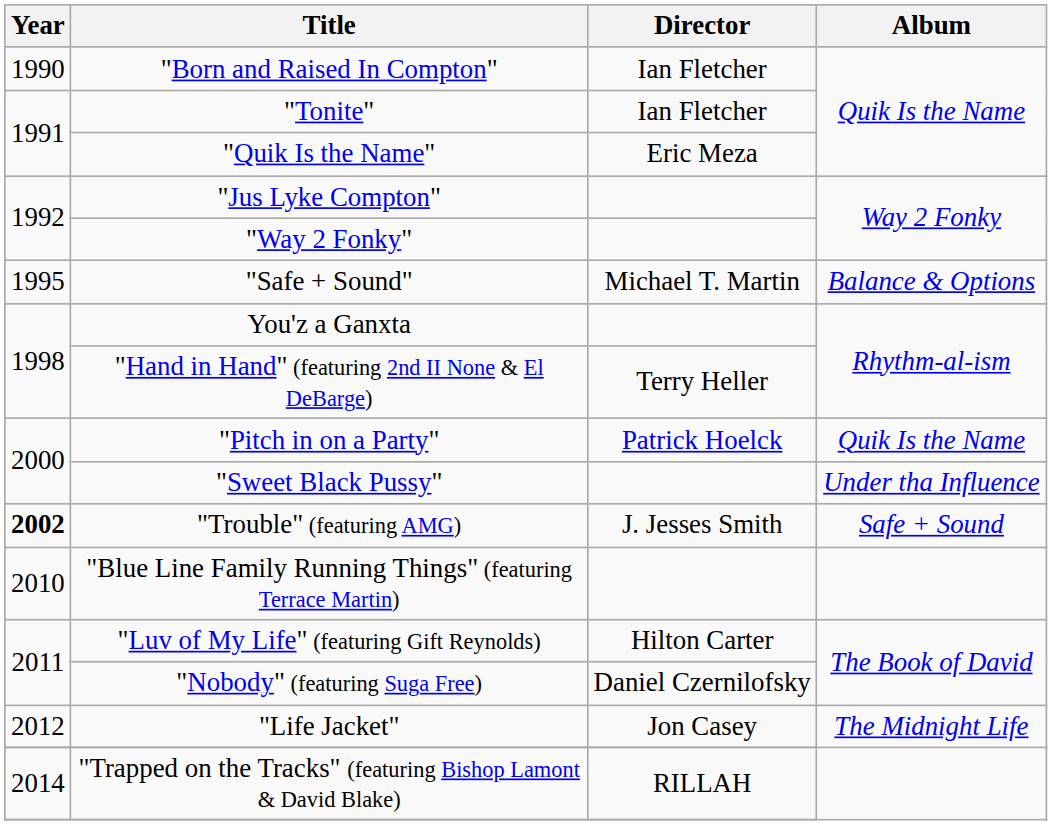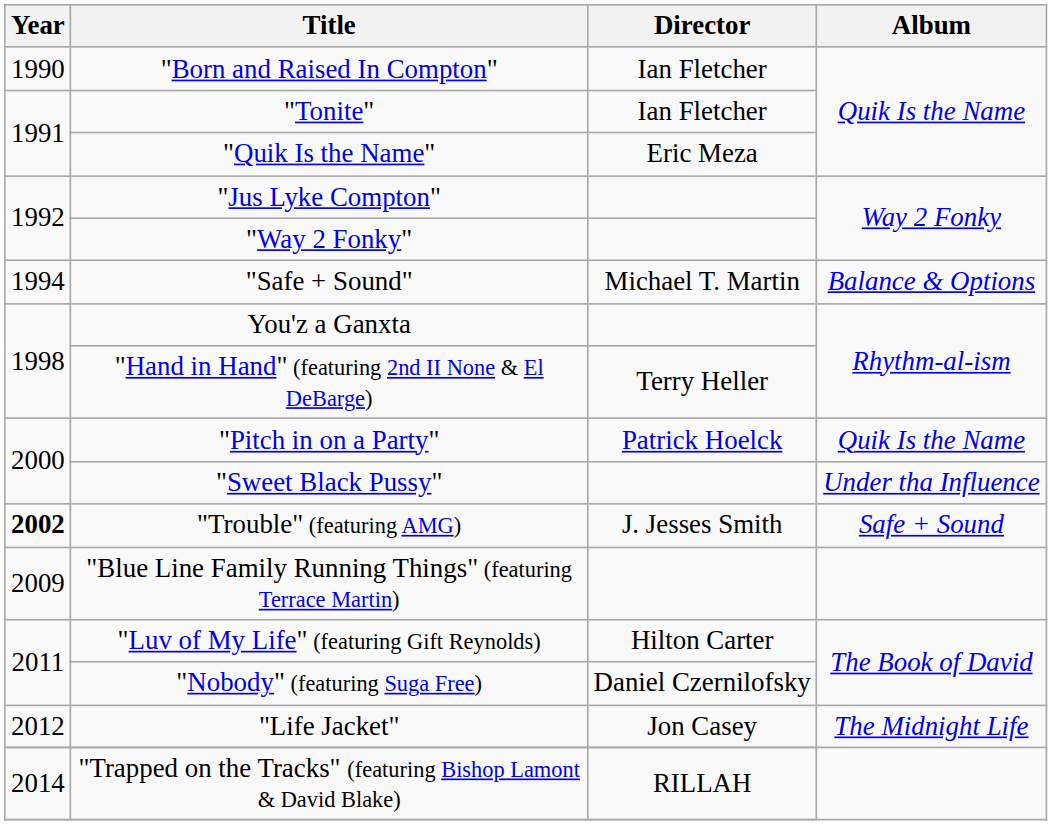(38, 281) 1995 -> (38, 281) 1994
(38, 582) 2010 -> (38, 582) 2009
